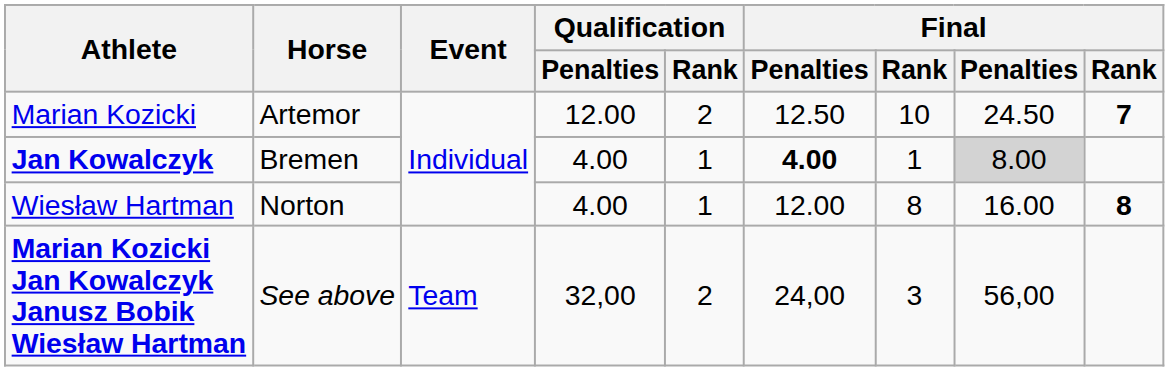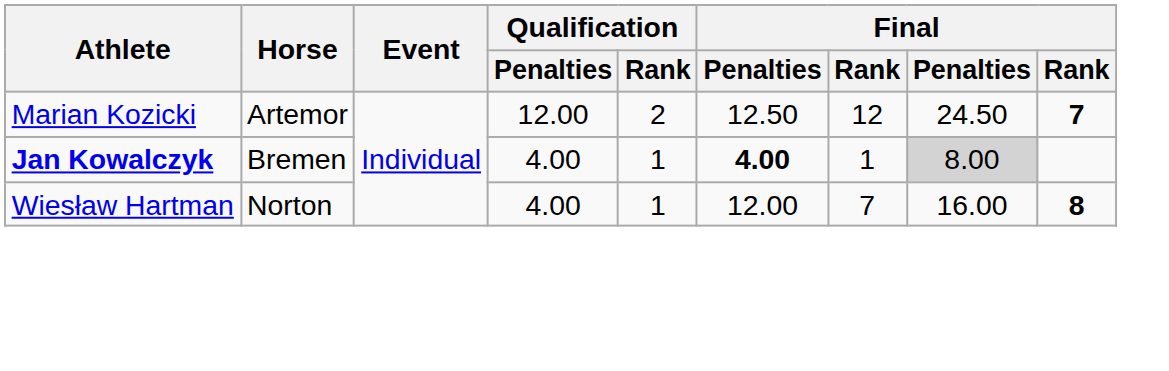(914, 115) 10 -> (867, 115) 12
(914, 205) 8 -> (867, 205) 7
- row: (129, 297)
